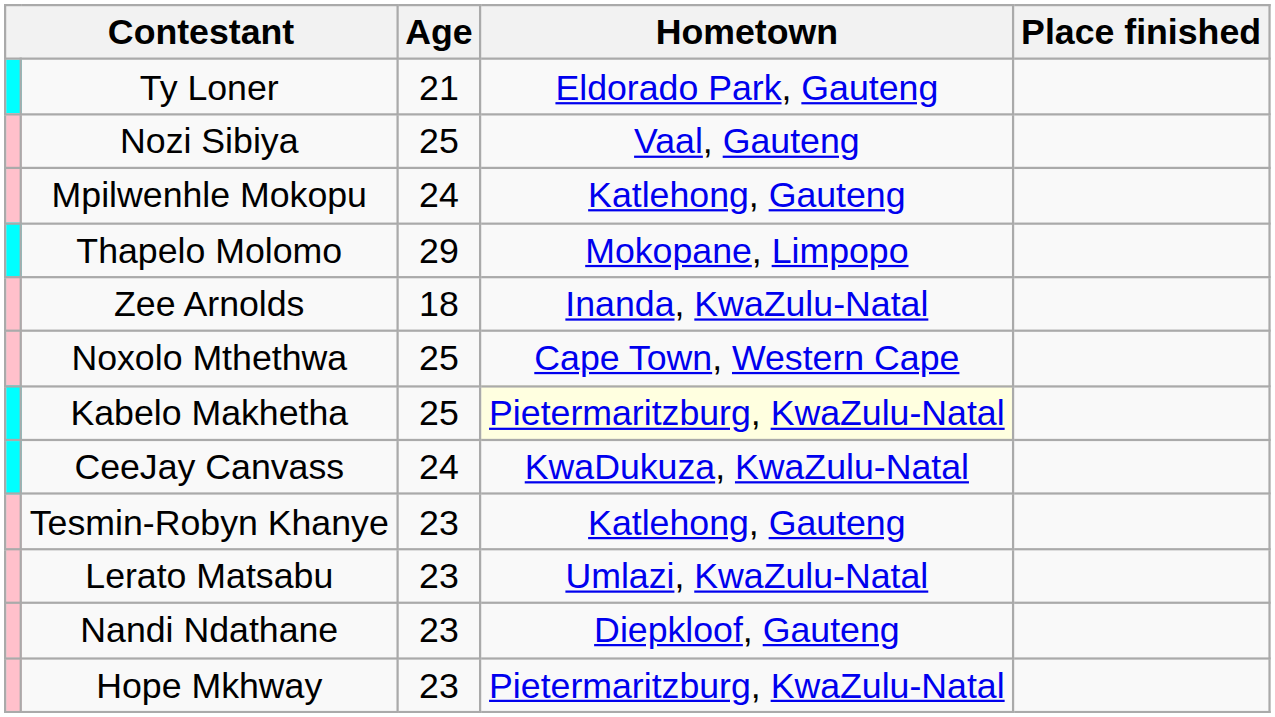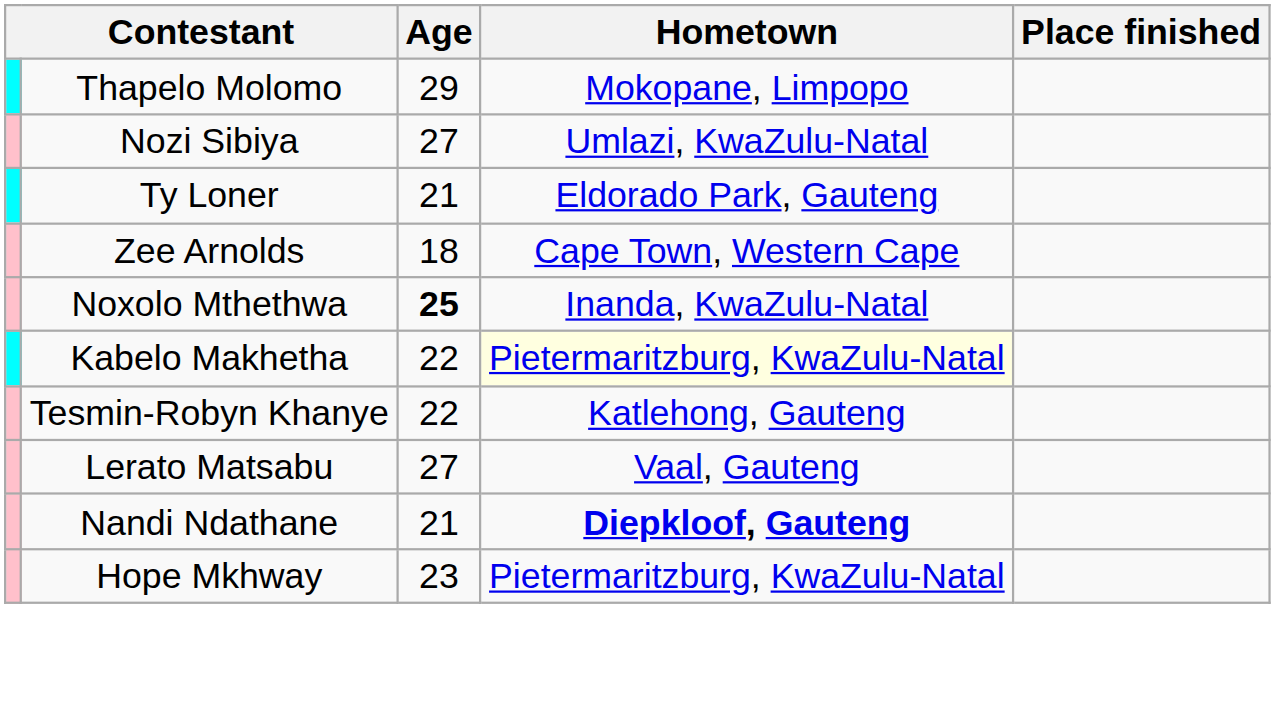rows swapped: (209, 250) <-> (209, 87)
(439, 141) 25 -> (439, 141) 27
(747, 141) Vaal, Gauteng -> (747, 141) Umlazi, KwaZulu-Natal
- row: (209, 195)
(747, 304) Inanda, KwaZulu-Natal -> (747, 250) Cape Town, Western Cape
(439, 358) normal -> (439, 304) bold
(747, 358) Cape Town, Western Cape -> (747, 304) Inanda, KwaZulu-Natal
(439, 413) 25 -> (439, 358) 22
- row: (209, 467)
(439, 521) 23 -> (439, 413) 22
(439, 576) 23 -> (439, 467) 27
(747, 576) Umlazi, KwaZulu-Natal -> (747, 467) Vaal, Gauteng
(439, 630) 23 -> (439, 521) 21
(747, 630) normal -> (747, 521) bold
